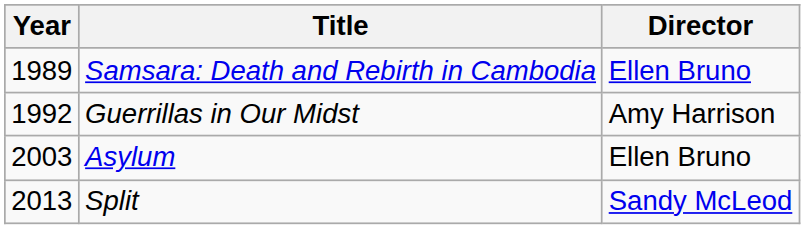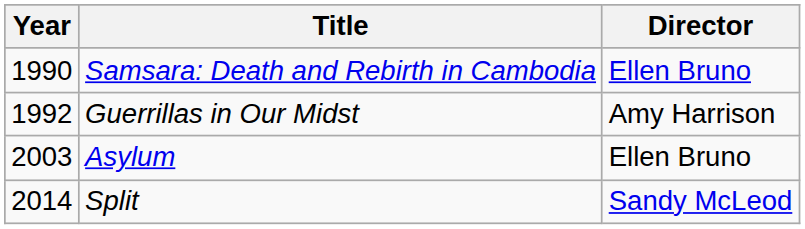(42, 69) 1989 -> (42, 69) 1990
(42, 200) 2013 -> (42, 200) 2014
